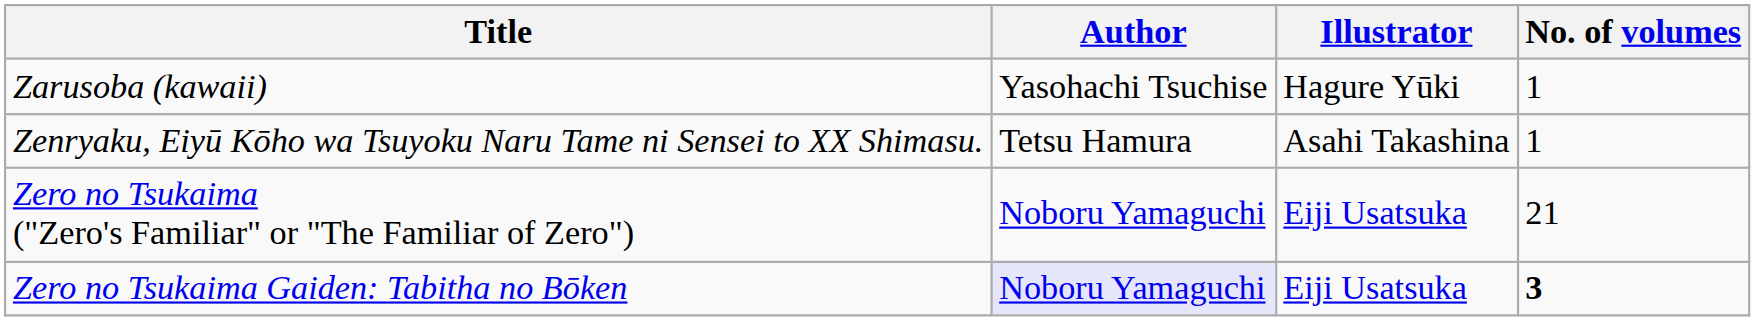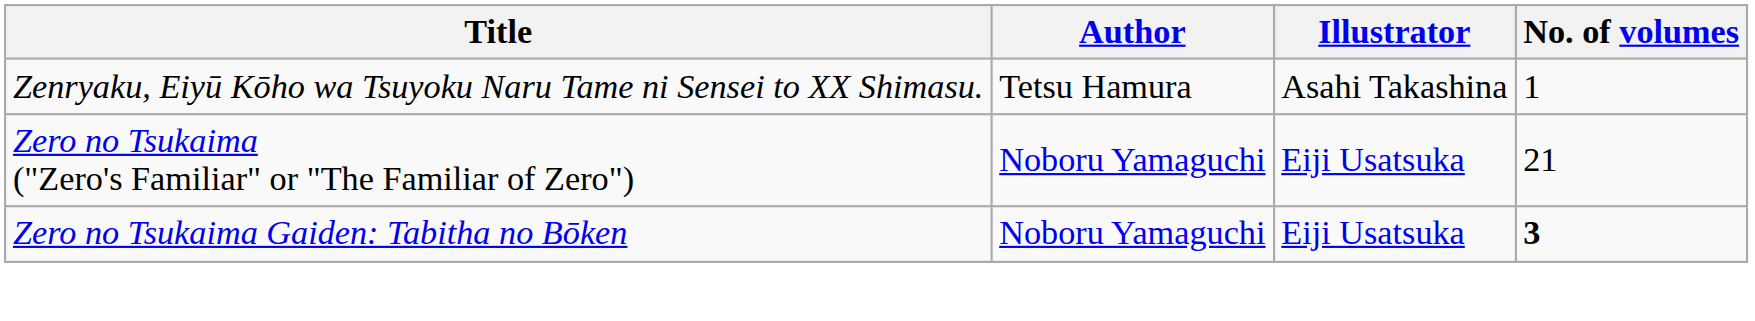- row: (140, 85)
(1132, 287) lavender background -> (1132, 233) no background
